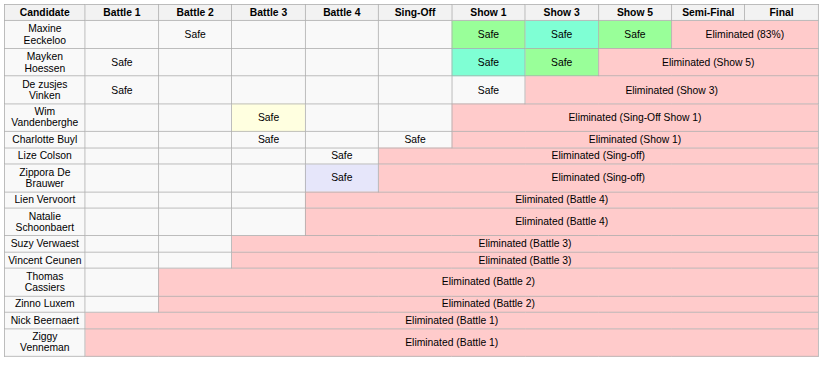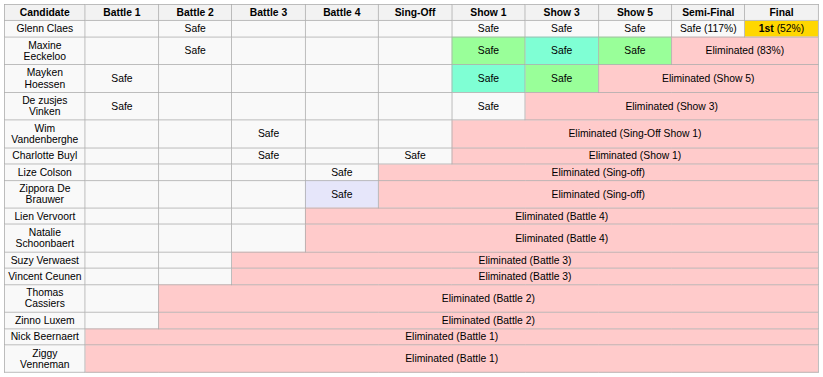+ row: (45, 28)
(269, 117) lightyellow background -> (269, 133) no background
